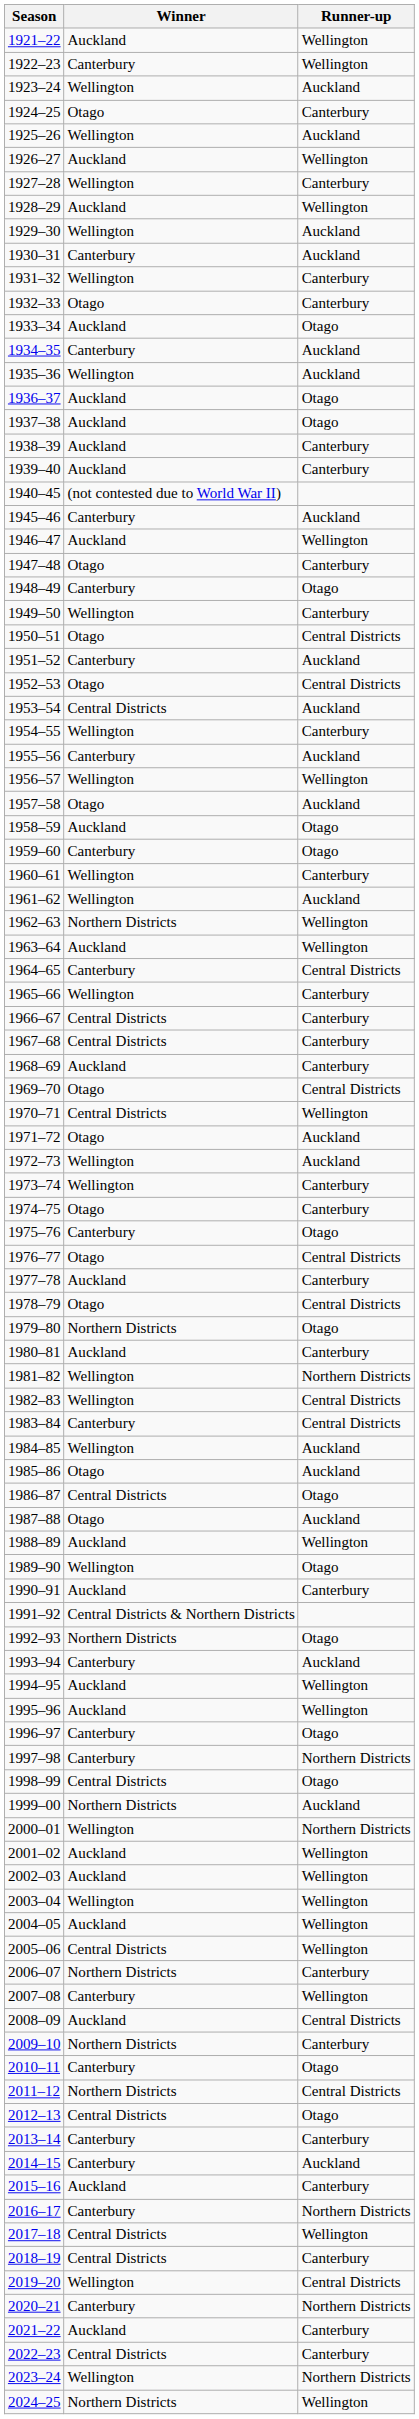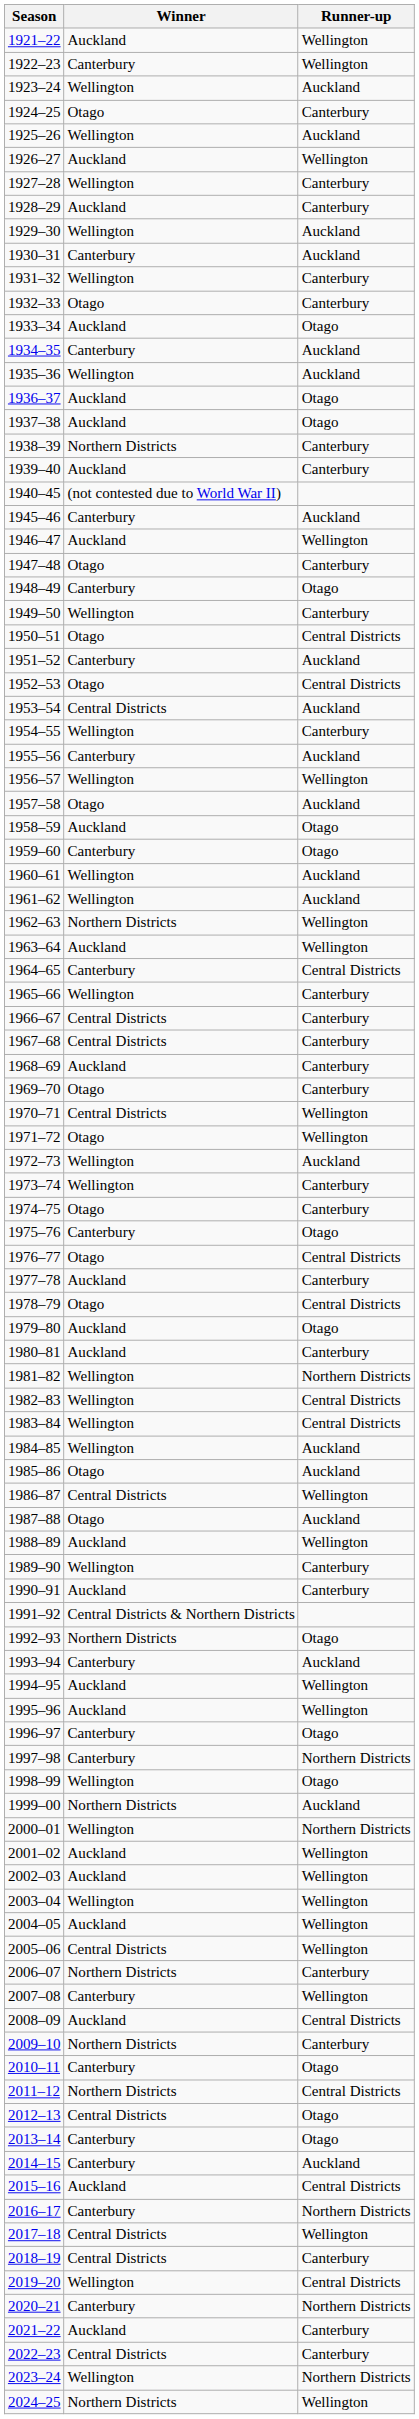(335, 207) Wellington -> (336, 207) Canterbury
(97, 445) Auckland -> (122, 445) Northern Districts
(336, 875) Canterbury -> (331, 875) Auckland
(351, 1089) Central Districts -> (336, 1089) Canterbury
(331, 1137) Auckland -> (335, 1137) Wellington
(122, 1328) Northern Districts -> (97, 1328) Auckland
(101, 1423) Canterbury -> (101, 1423) Wellington
(320, 1495) Otago -> (335, 1495) Wellington
(320, 1566) Otago -> (336, 1566) Canterbury
(117, 1781) Central Districts -> (101, 1781) Wellington
(336, 2139) Canterbury -> (320, 2139) Otago
(336, 2187) Canterbury -> (351, 2187) Central Districts
